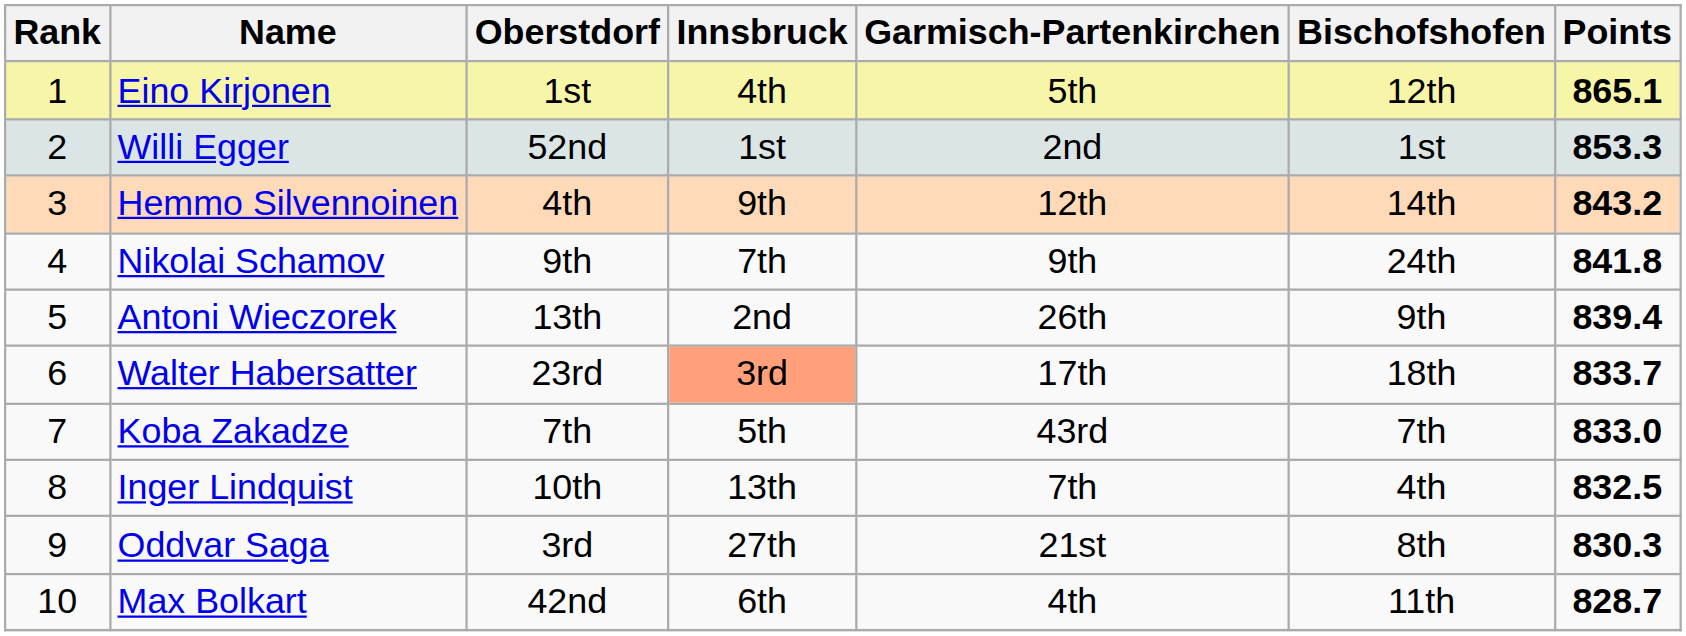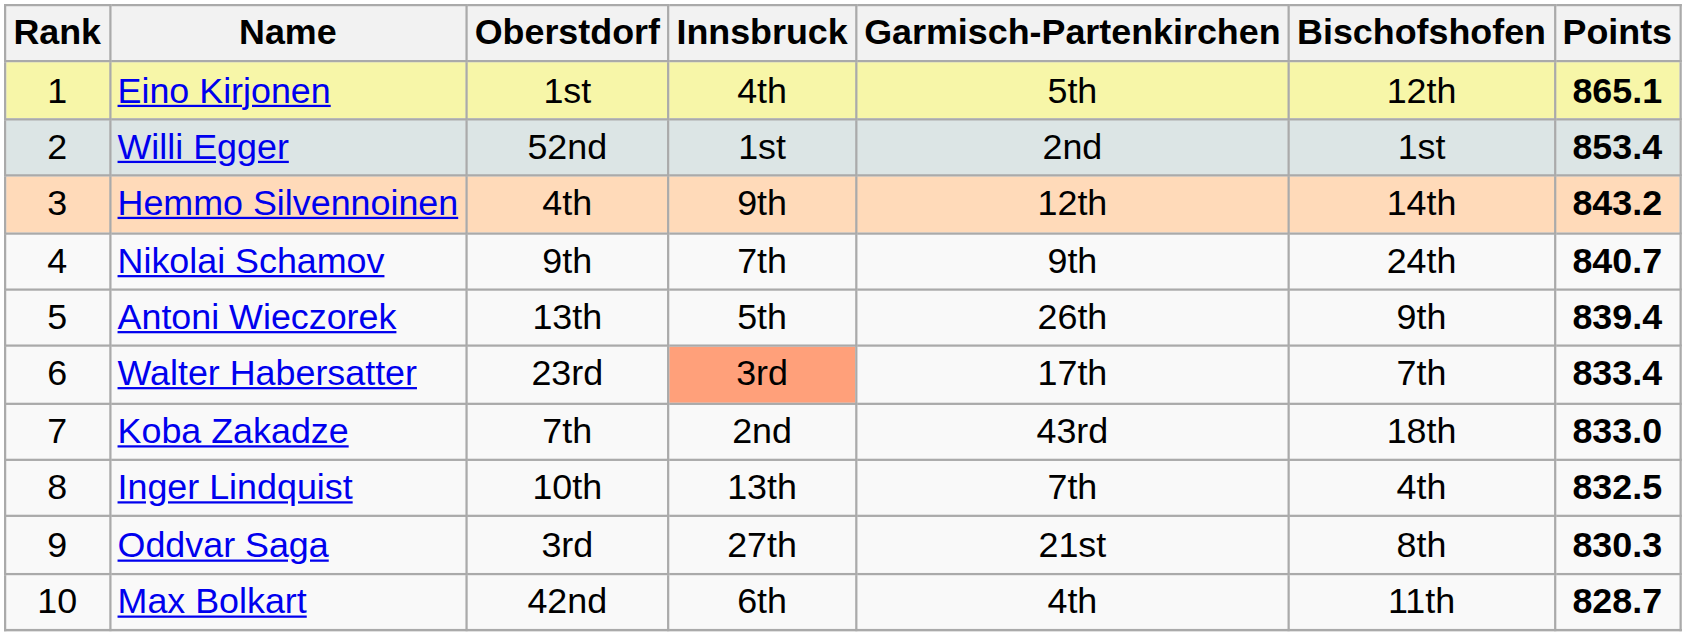(1617, 146) 853.3 -> (1617, 146) 853.4
(1617, 260) 841.8 -> (1617, 260) 840.7
(762, 317) 2nd -> (762, 317) 5th
(1422, 373) 18th -> (1422, 373) 7th
(1617, 373) 833.7 -> (1617, 373) 833.4
(762, 430) 5th -> (762, 430) 2nd
(1422, 430) 7th -> (1422, 430) 18th
